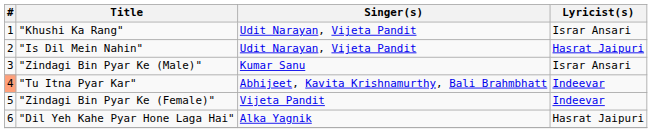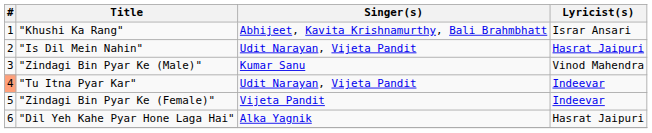(328, 31) Udit Narayan, Vijeta Pandit -> (394, 31) Abhijeet, Kavita Krishnamurthy, Bali Brahmbhatt
(592, 66) Israr Ansari -> (598, 66) Vinod Mahendra
(394, 84) Abhijeet, Kavita Krishnamurthy, Bali Brahmbhatt -> (328, 84) Udit Narayan, Vijeta Pandit
